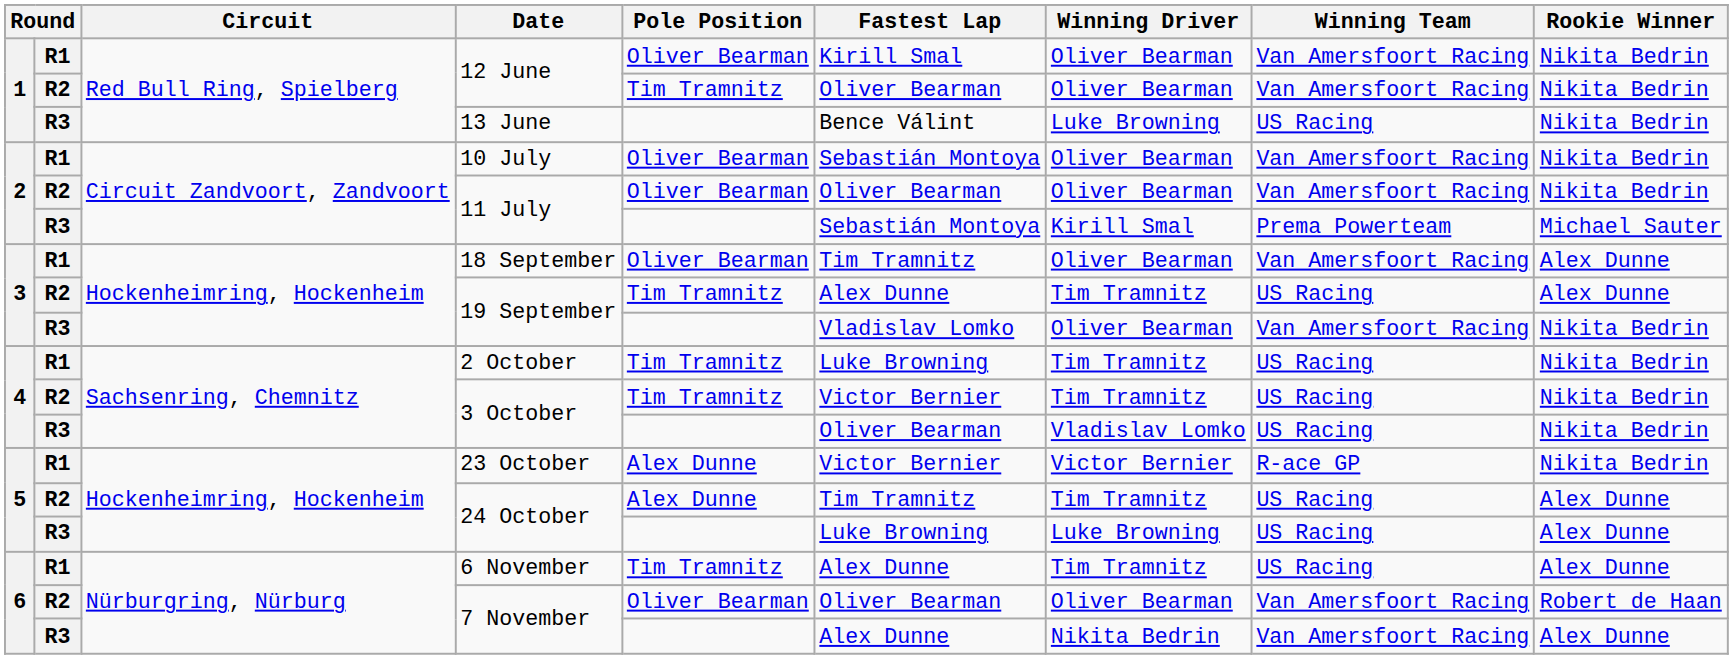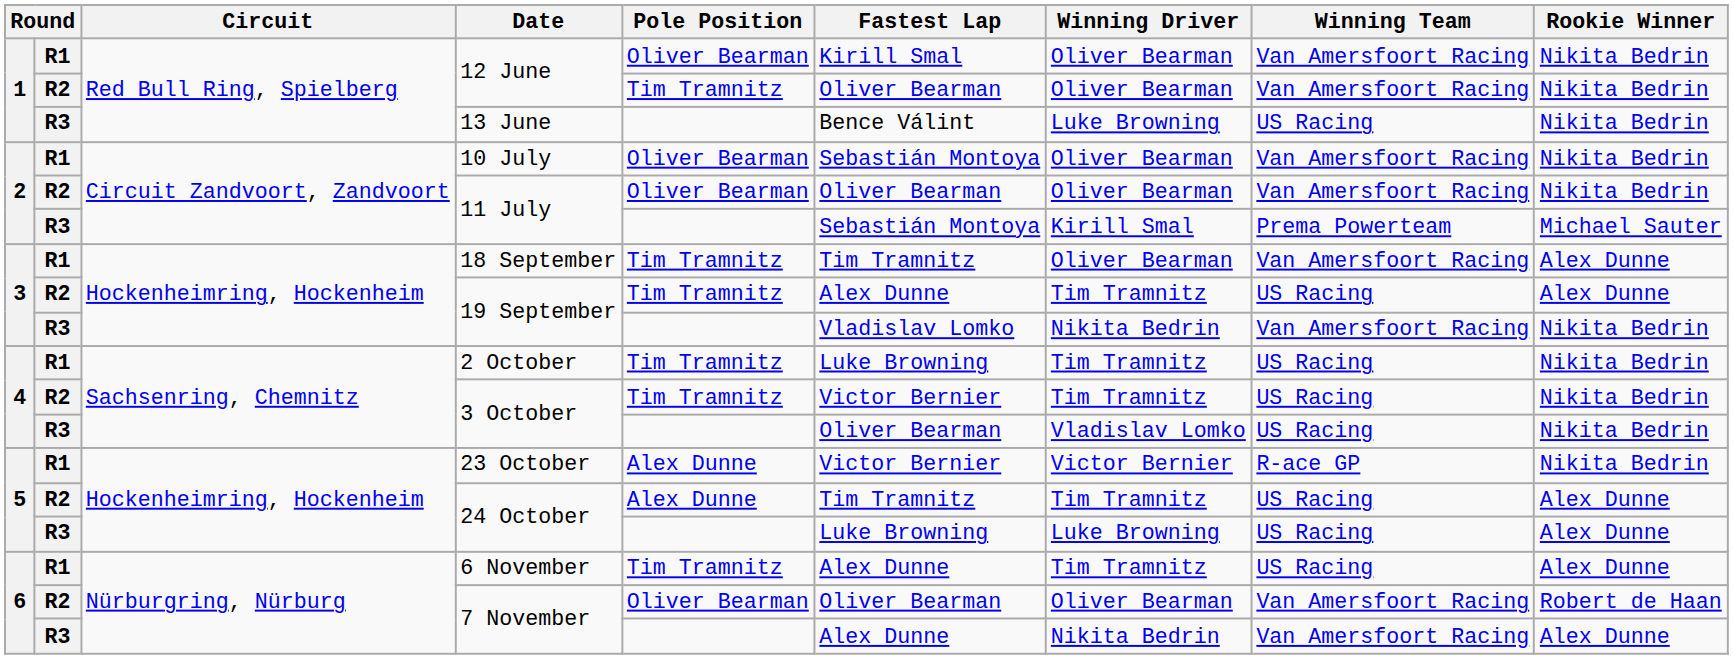(718, 261) Oliver Bearman -> (705, 261) Tim Tramnitz
(1142, 329) Oliver Bearman -> (1135, 329) Nikita Bedrin
